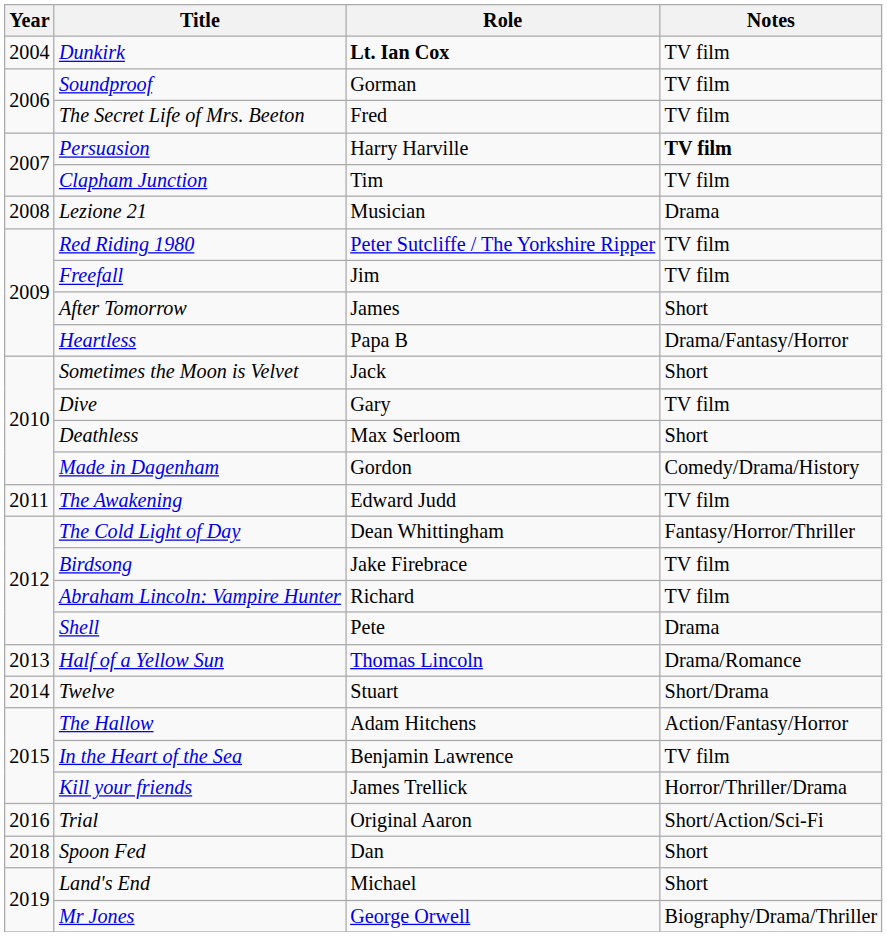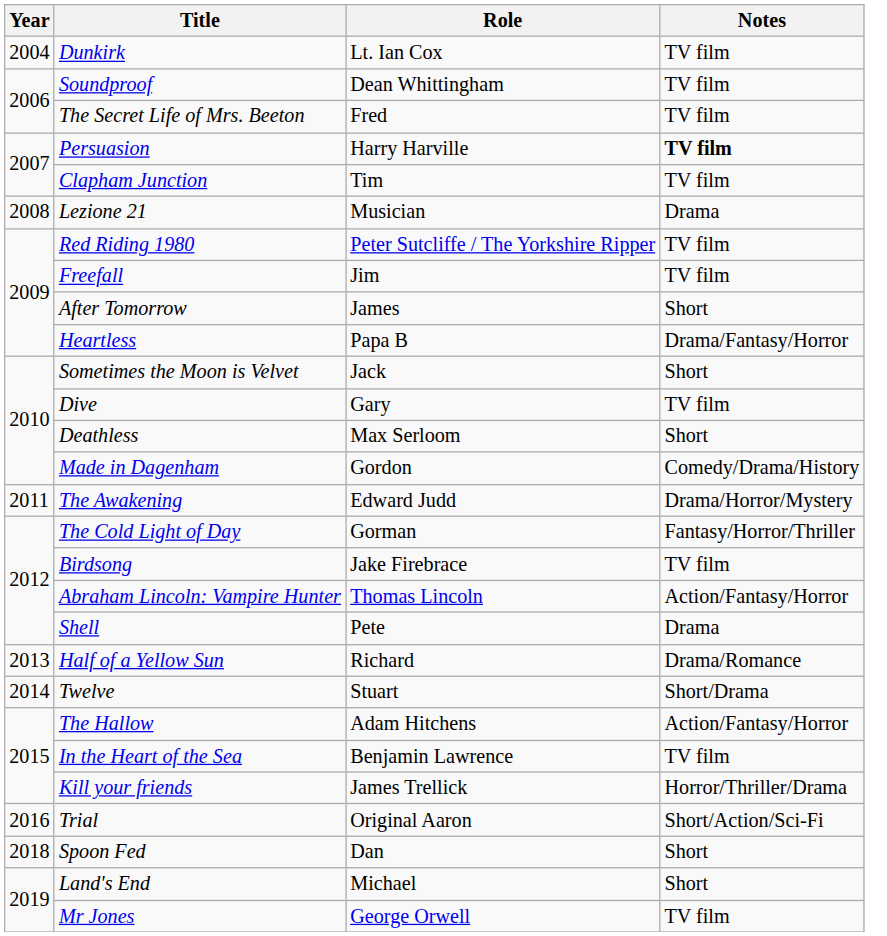(400, 52) bold -> (396, 52) normal
(383, 84) Gorman -> (427, 84) Dean Whittingham
(697, 500) TV film -> (759, 500) Drama/Horror/Mystery
(427, 532) Dean Whittingham -> (383, 532) Gorman
(382, 595) Richard -> (417, 595) Thomas Lincoln
(697, 595) TV film -> (756, 595) Action/Fantasy/Horror
(417, 659) Thomas Lincoln -> (382, 659) Richard
(771, 915) Biography/Drama/Thriller -> (697, 915) TV film
